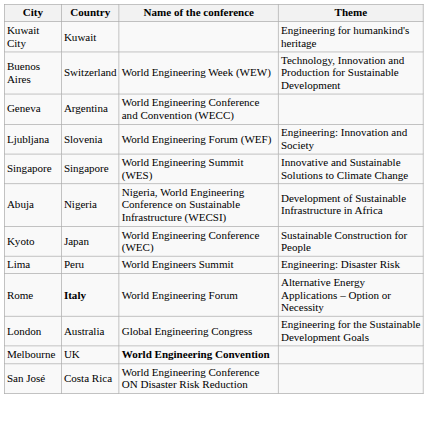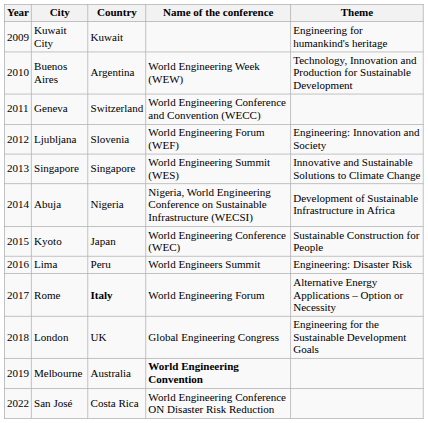+ column: (18, 13)
(90, 73) Switzerland -> (113, 73) Argentina
(86, 109) Argentina -> (117, 109) Switzerland
(84, 331) Australia -> (99, 337) UK
(72, 354) UK -> (111, 373) Australia
